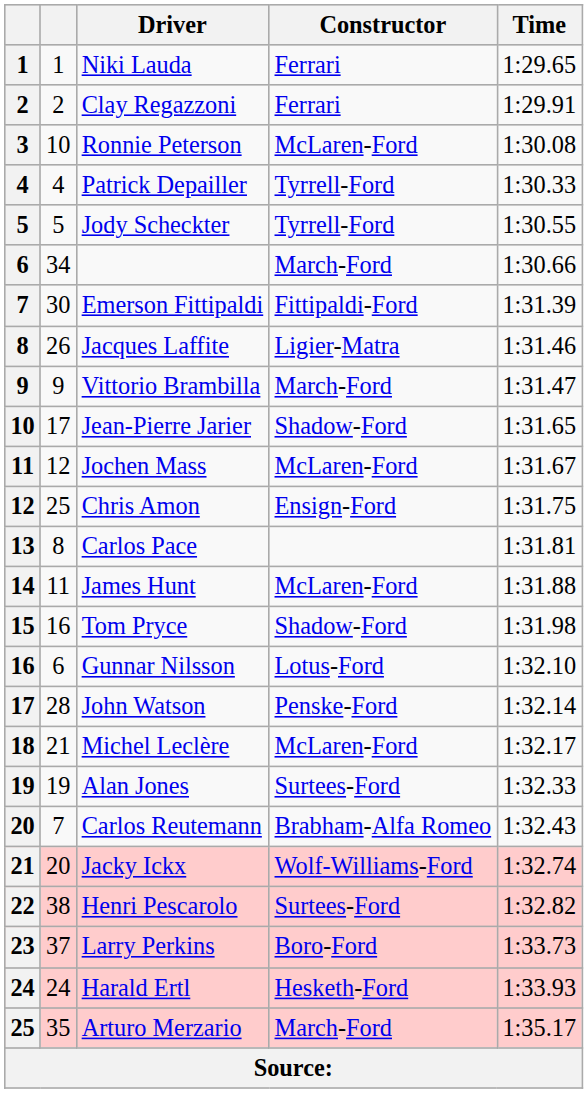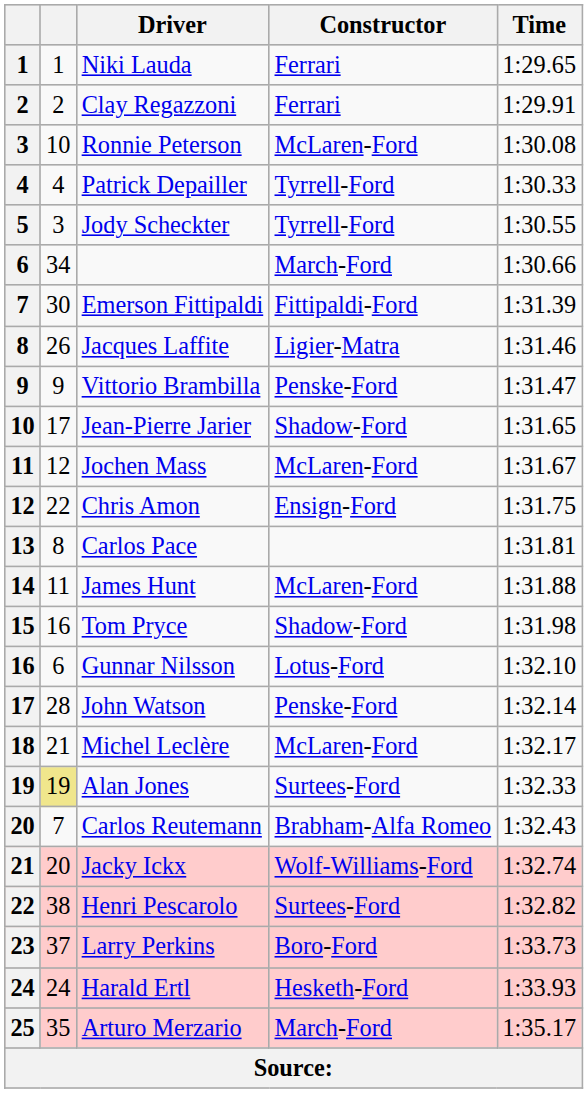(58, 225) 5 -> (58, 225) 3
(333, 385) March-Ford -> (336, 385) Penske-Ford
(58, 505) 25 -> (58, 505) 22
(58, 786) no background -> (58, 786) khaki background
